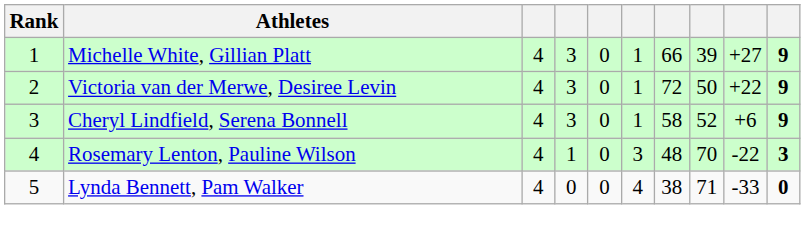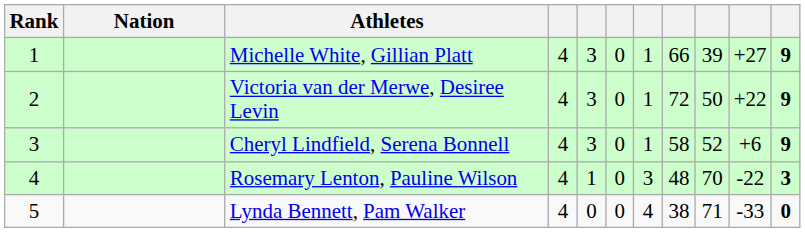+ column: (144, 21)
